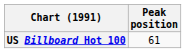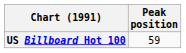(154, 40) 61 -> (154, 40) 59
